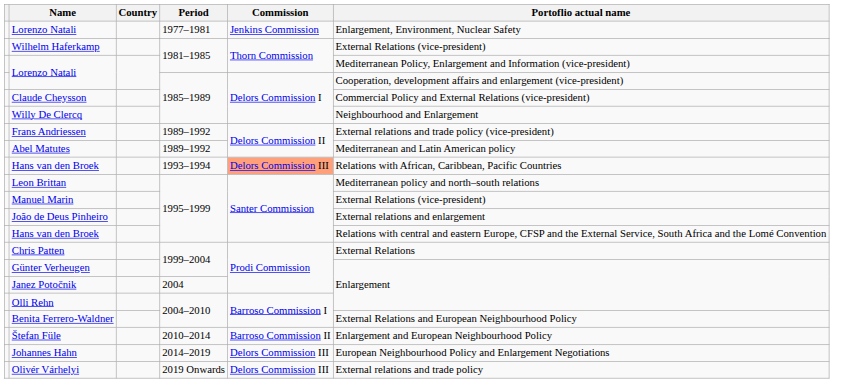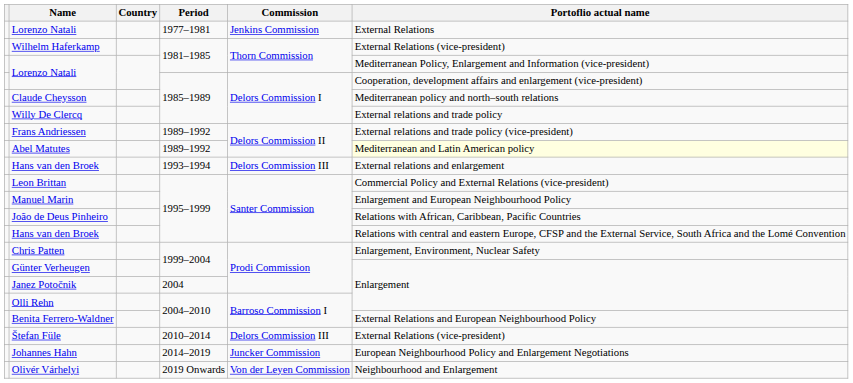(428, 30) Enlargement, Environment, Nuclear Safety -> (394, 30) External Relations
(462, 98) Commercial Policy and External Relations (vice-president) -> (456, 98) Mediterranean policy and north–south relations
(407, 115) Neighbourhood and Enlargement -> (429, 115) External relations and trade policy
(425, 149) no background -> (445, 149) lightyellow background
(279, 166) lightsalmon background -> (279, 166) no background
(449, 166) Relations with African, Caribbean, Pacific Countries -> (429, 166) External relations and enlargement
(437, 183) Mediterranean policy and north–south relations -> (482, 183) Commercial Policy and External Relations (vice-president)
(411, 200) External Relations (vice-president) -> (463, 200) Enlargement and European Neighbourhood Policy
(410, 217) External relations and enlargement -> (468, 217) Relations with African, Caribbean, Pacific Countries
(375, 251) External Relations -> (447, 251) Enlargement, Environment, Nuclear Safety
(280, 336) Barroso Commission II -> (279, 336) Delors Commission III
(444, 336) Enlargement and European Neighbourhood Policy -> (430, 336) External Relations (vice-president)
(279, 353) Delors Commission III -> (275, 353) Juncker Commission
(279, 370) Delors Commission III -> (290, 370) Von der Leyen Commission
(409, 370) External relations and trade policy -> (426, 370) Neighbourhood and Enlargement
